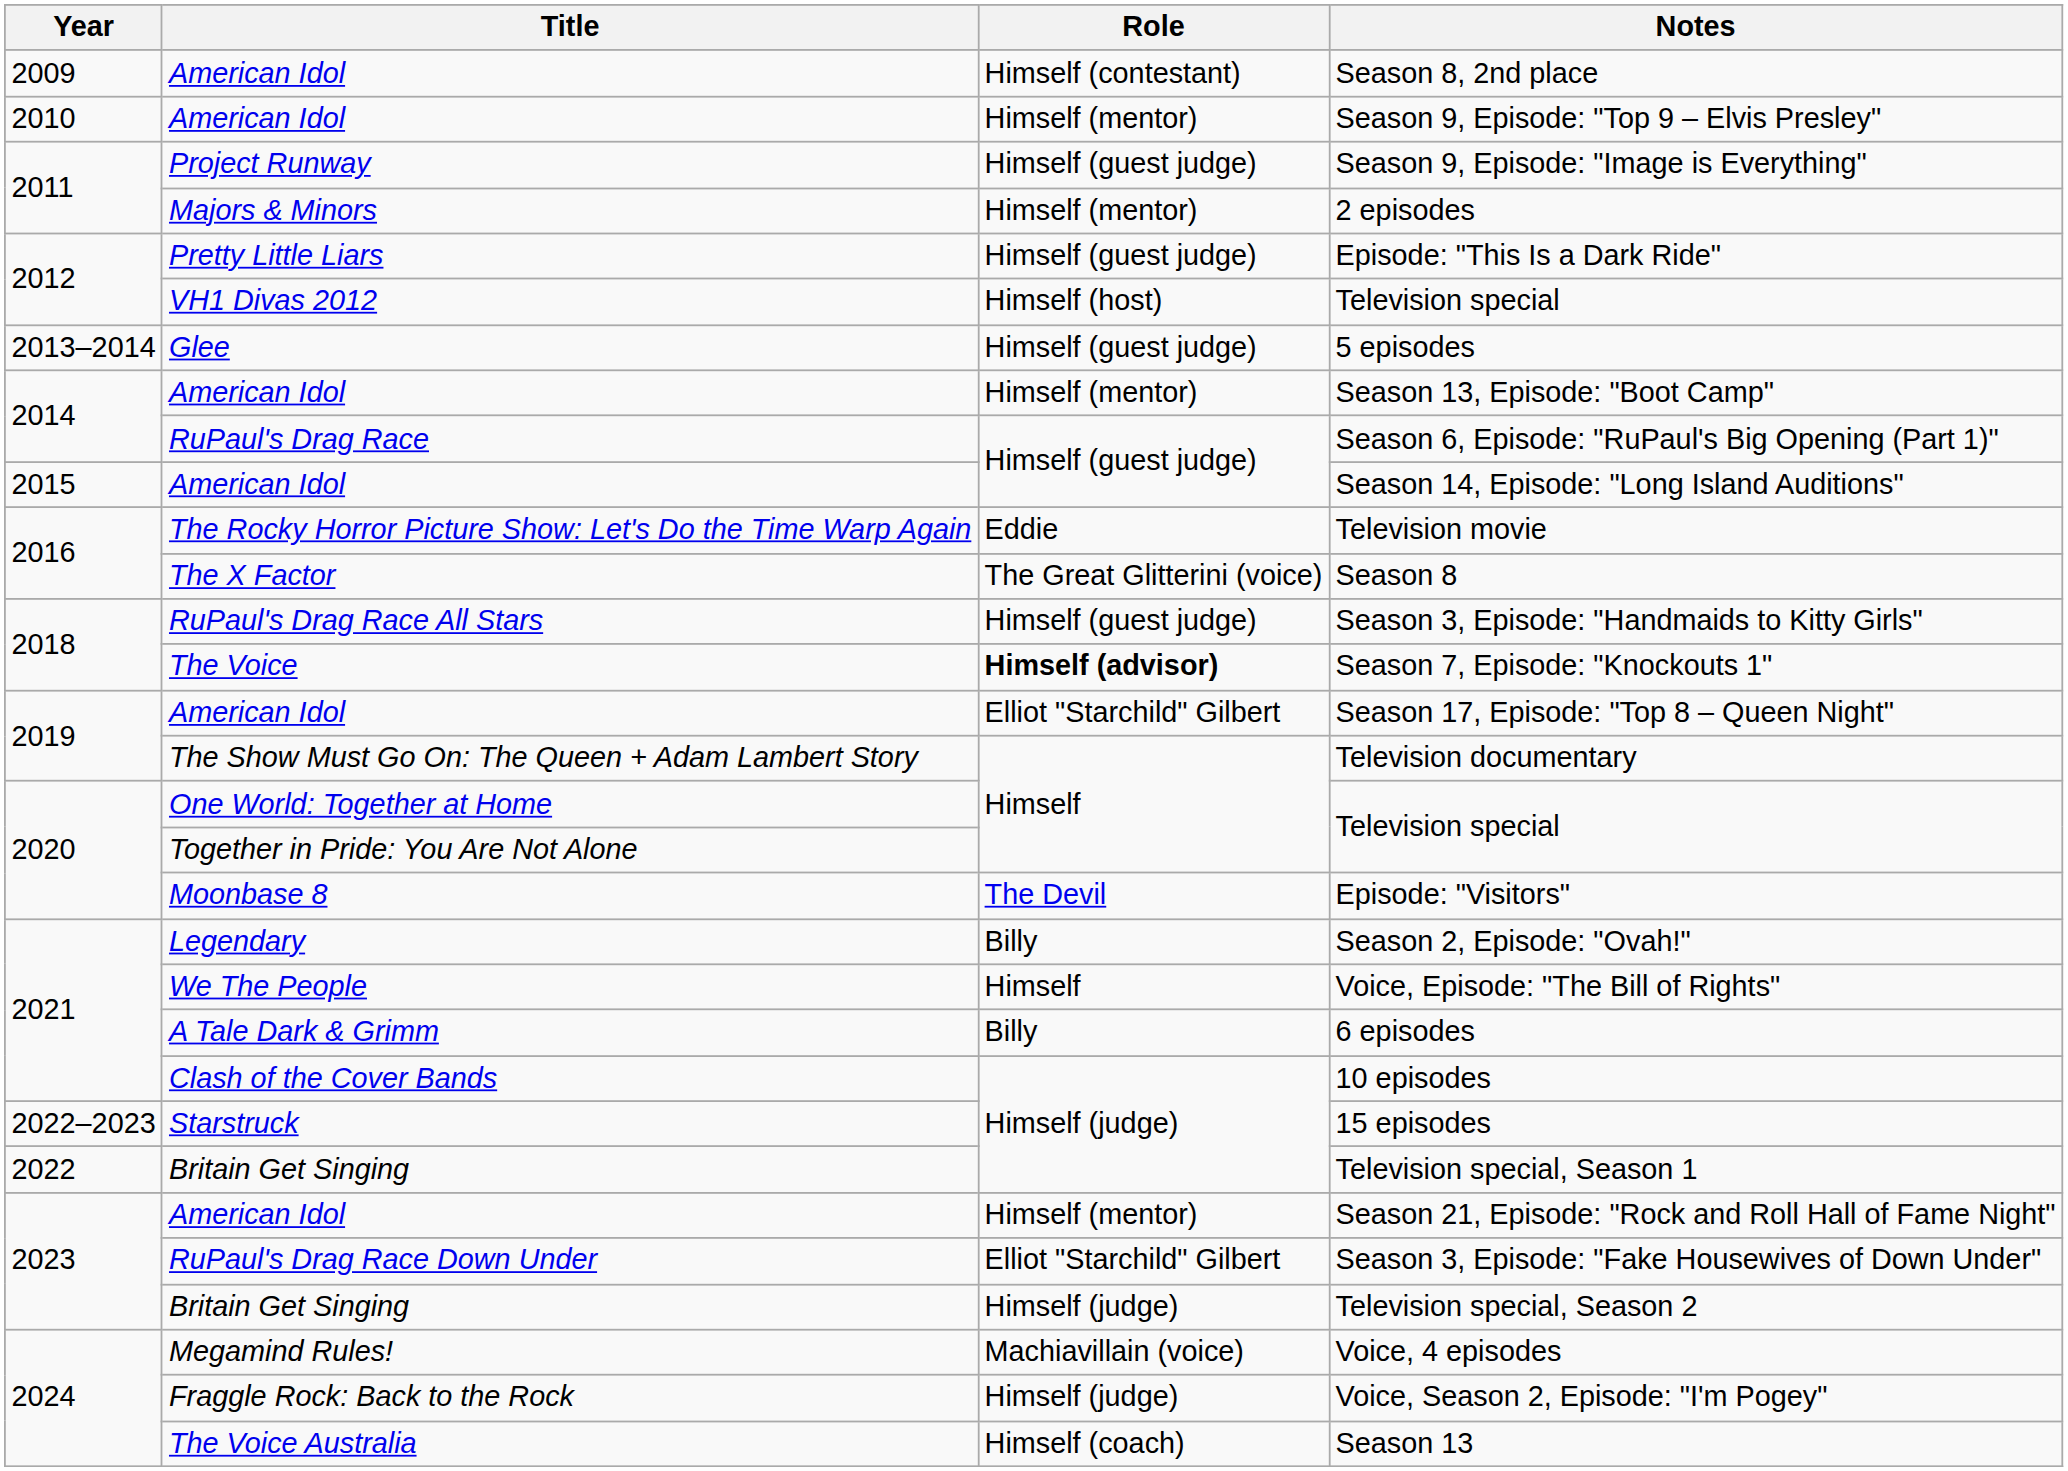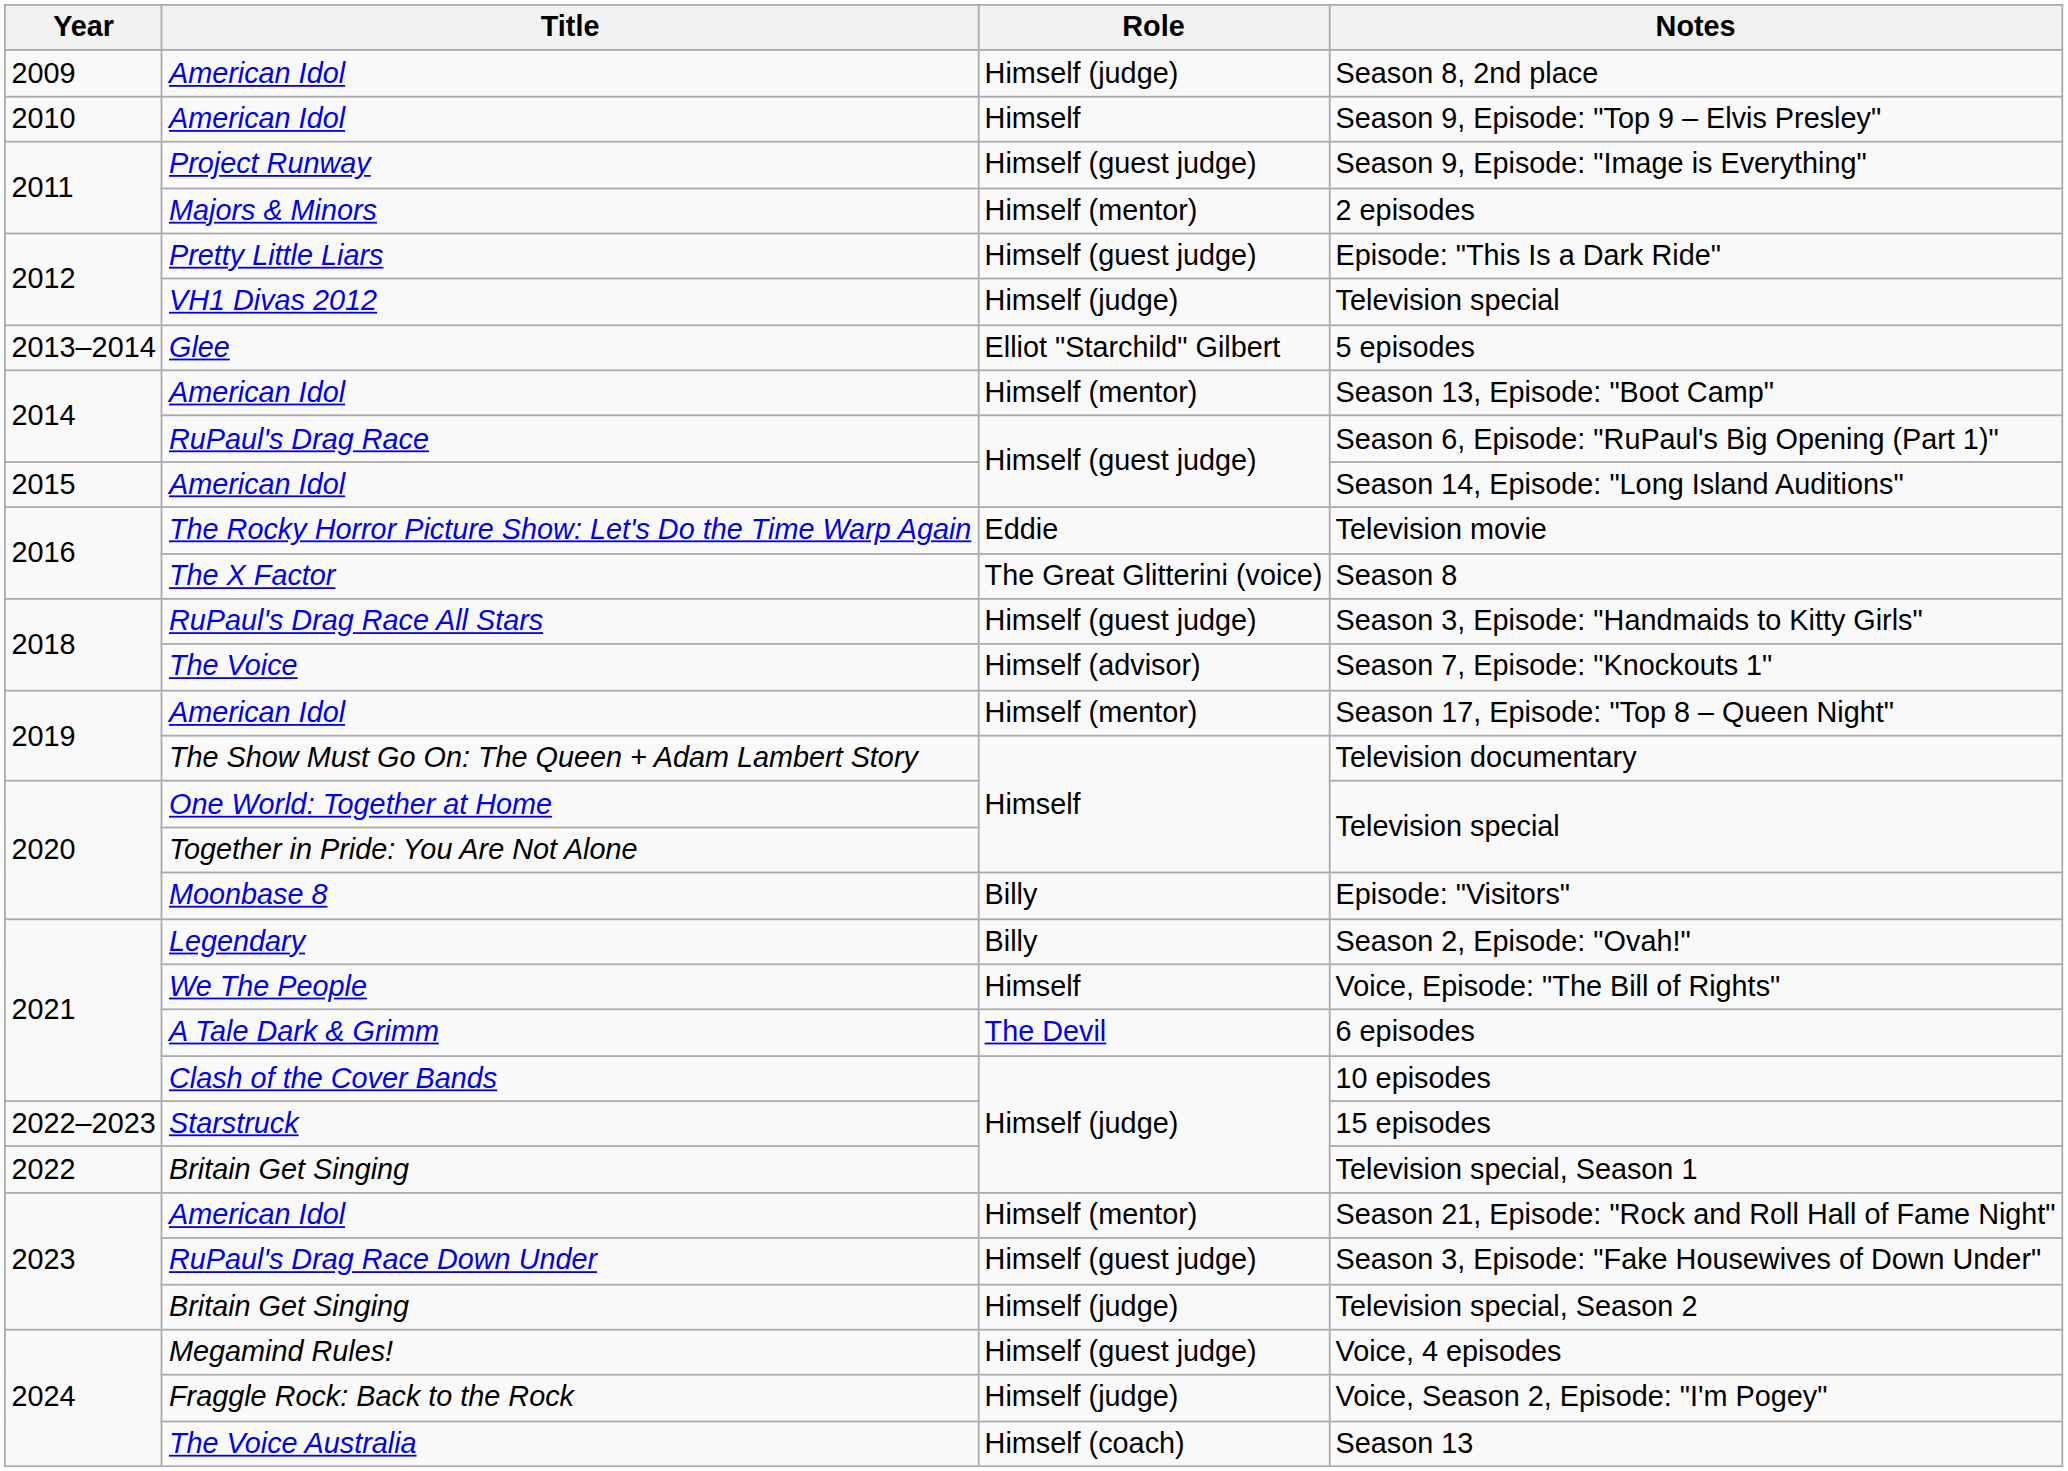(1113, 73) Himself (contestant) -> (1081, 73) Himself (judge)
(1091, 118) Himself (mentor) -> (1033, 118) Himself
(1073, 301) Himself (host) -> (1081, 301) Himself (judge)
(1121, 347) Himself (guest judge) -> (1132, 347) Elliot "Starchild" Gilbert
(1101, 666) bold -> (1093, 666) normal
(1132, 712) Elliot "Starchild" Gilbert -> (1091, 712) Himself (mentor)
(1045, 895) The Devil -> (1011, 895) Billy
(1011, 1032) Billy -> (1045, 1032) The Devil
(1132, 1260) Elliot "Starchild" Gilbert -> (1121, 1260) Himself (guest judge)
(1114, 1351) Machiavillain (voice) -> (1121, 1351) Himself (guest judge)
